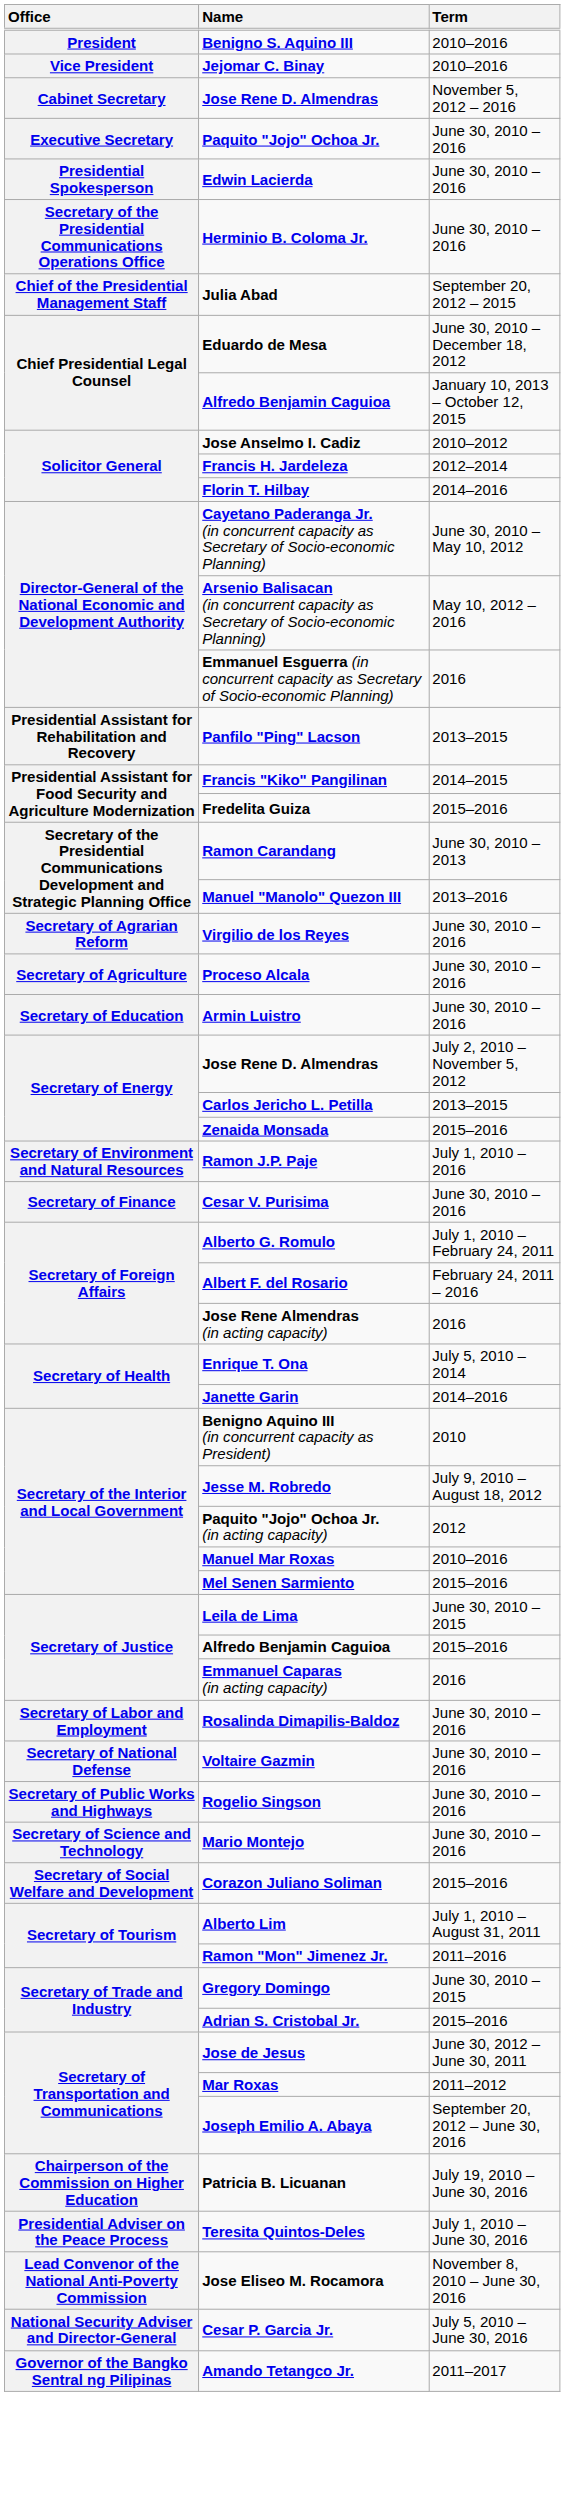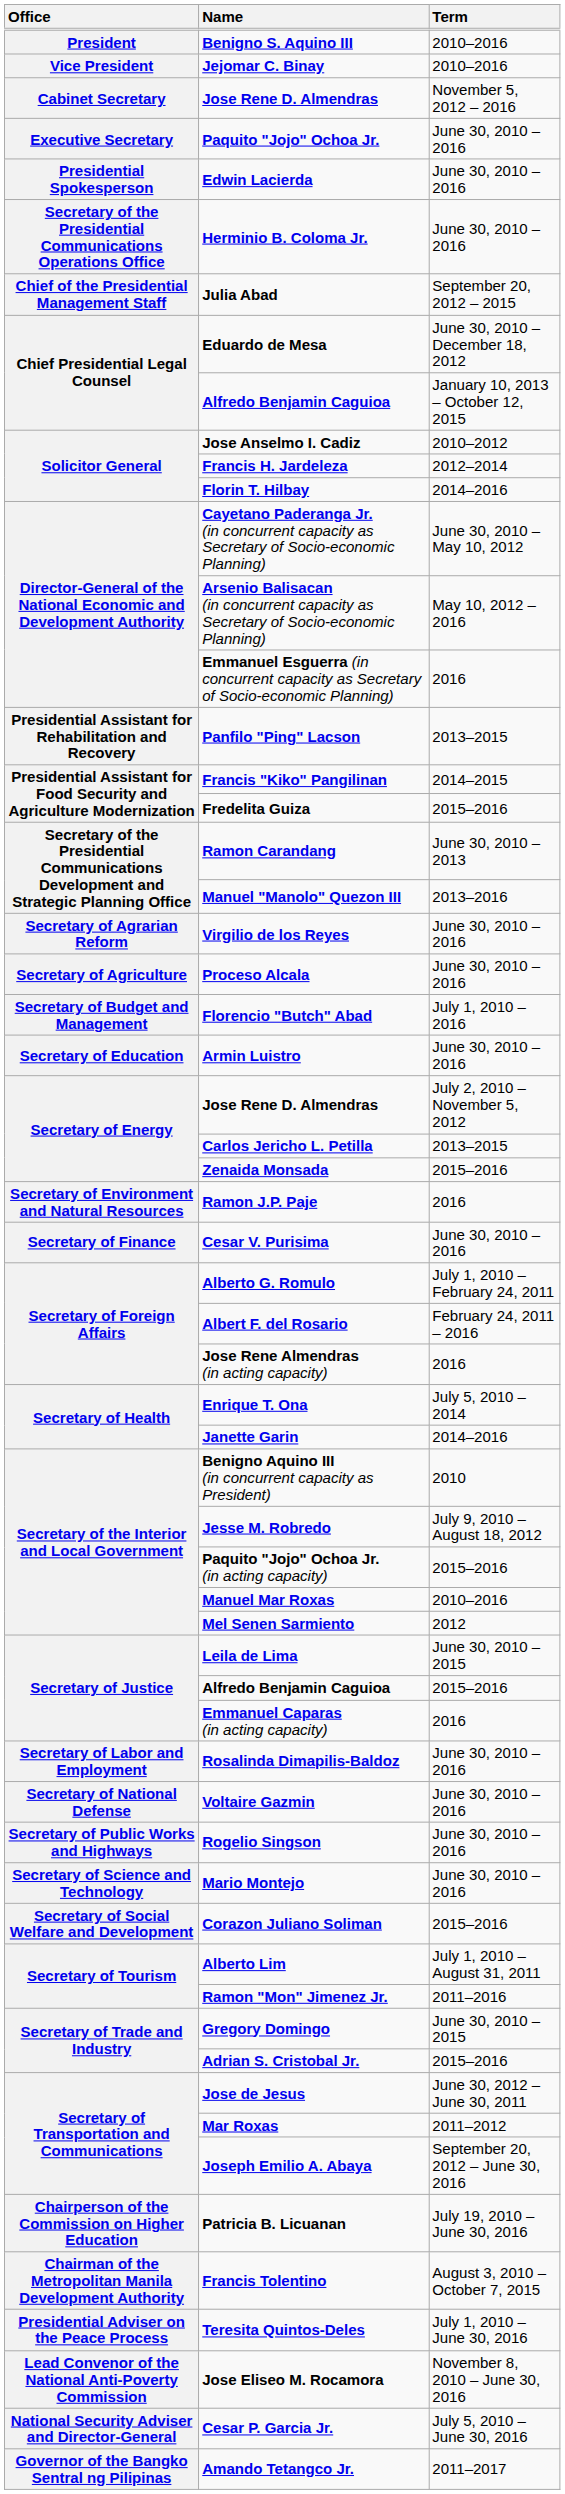+ row: (102, 1015)
(479, 1161) July 1, 2010 – 2016 -> (449, 1202) 2016
(449, 1527) 2012 -> (470, 1568) 2015–2016
(470, 1583) 2015–2016 -> (449, 1624) 2012
+ row: (102, 2281)
